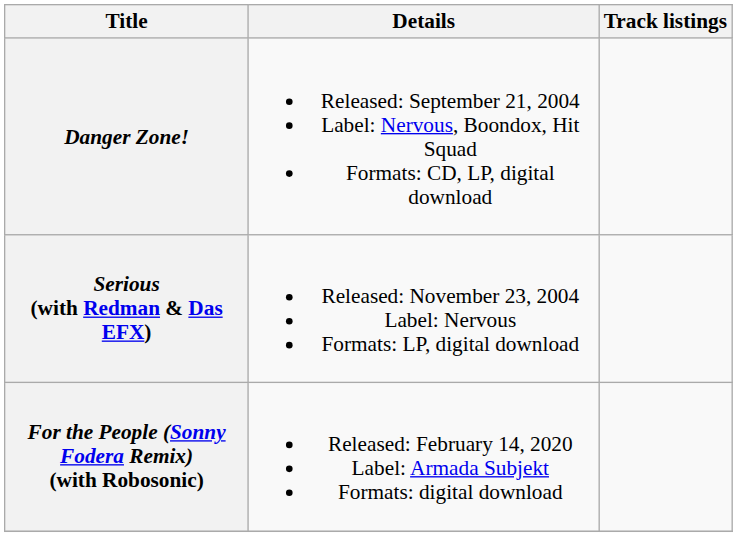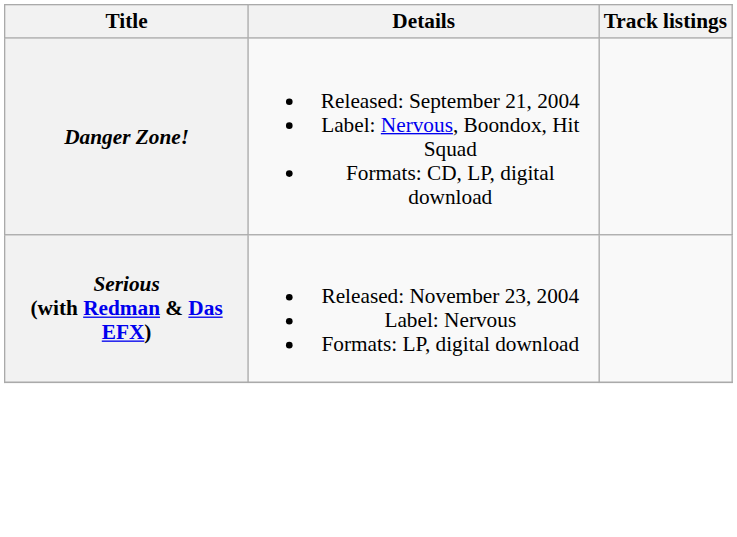- row: (127, 456)
